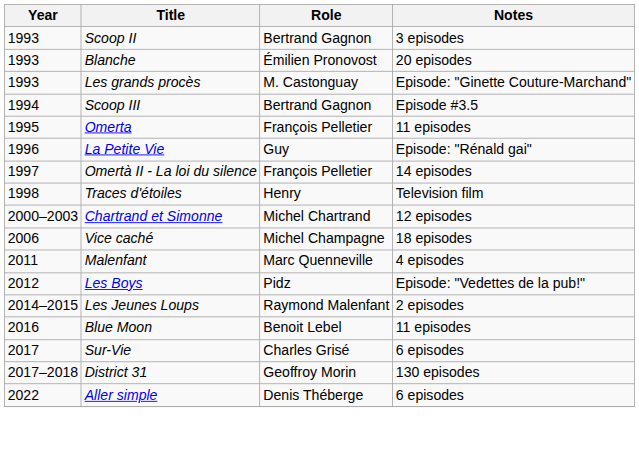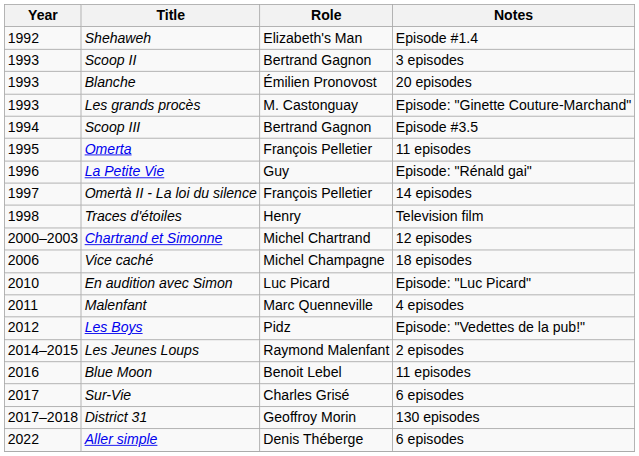+ row: (118, 37)
+ row: (159, 283)
